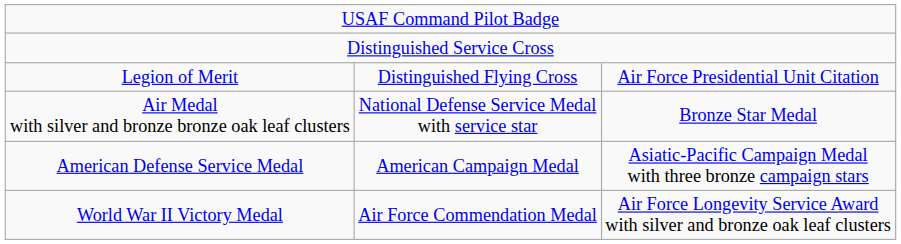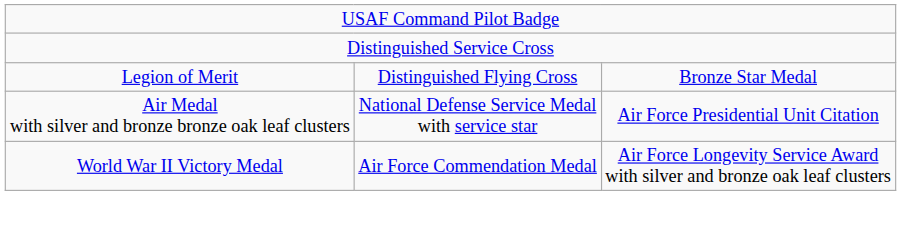(748, 76) Air Force Presidential Unit Citation -> (748, 76) Bronze Star Medal
(748, 116) Bronze Star Medal -> (748, 116) Air Force Presidential Unit Citation
- row: (180, 165)
